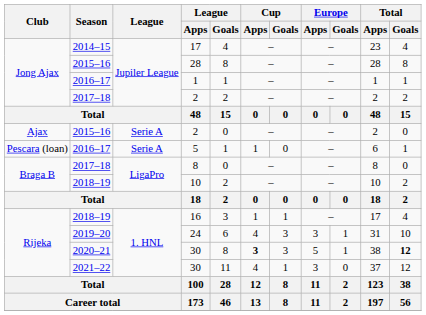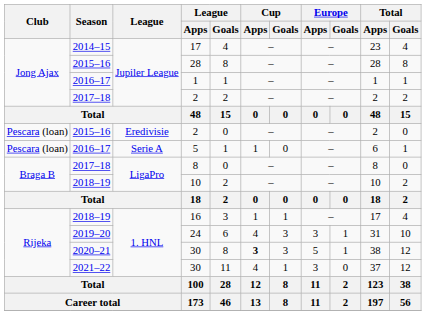(37, 132) Ajax -> (37, 132) Pescara (loan)
(147, 132) Serie A -> (147, 132) Eredivisie
(405, 251) bold -> (405, 251) normal
